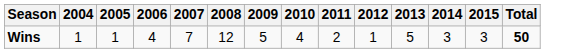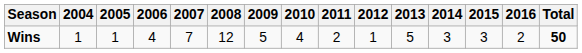+ column: (521, 15)
